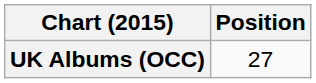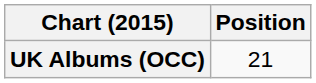(261, 58) 27 -> (261, 58) 21
